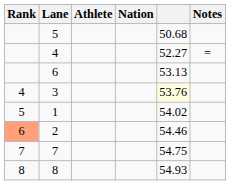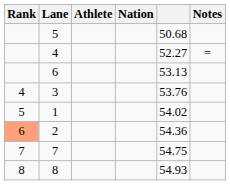(173, 92) lightyellow background -> (173, 92) no background
(173, 131) 54.46 -> (173, 131) 54.36
